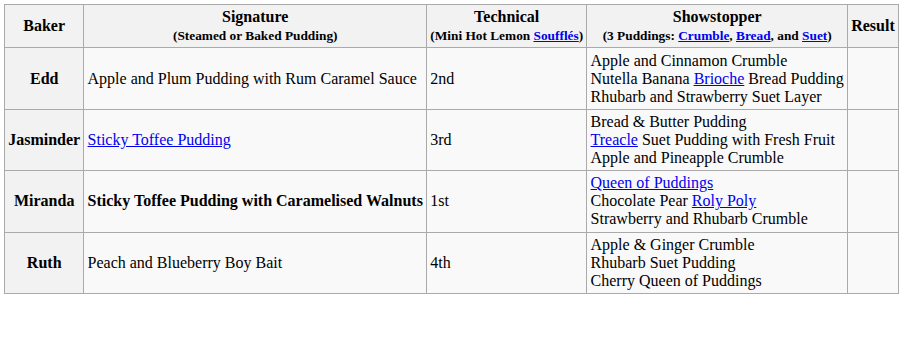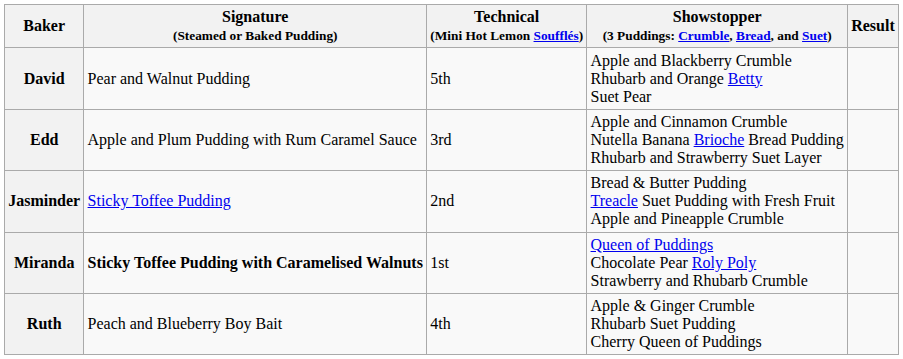+ row: (44, 78)
(442, 78) 2nd -> (441, 139) 3rd
(441, 139) 3rd -> (442, 201) 2nd
